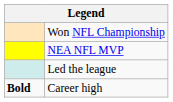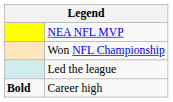rows swapped: (86, 50) <-> (106, 32)
